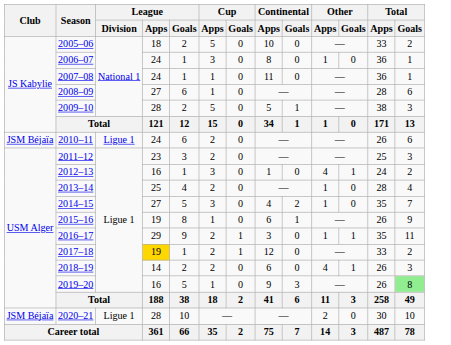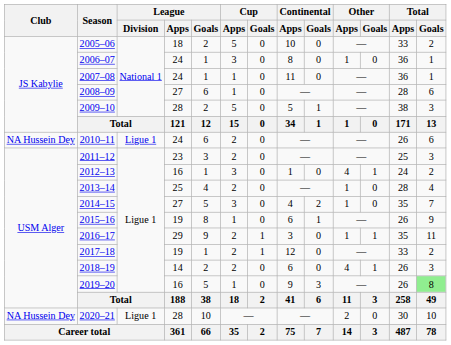(30, 140) JSM Béjaïa -> (41, 140) NA Hussein Dey
(156, 252) gold background -> (178, 252) no background
(30, 316) JSM Béjaïa -> (41, 316) NA Hussein Dey
